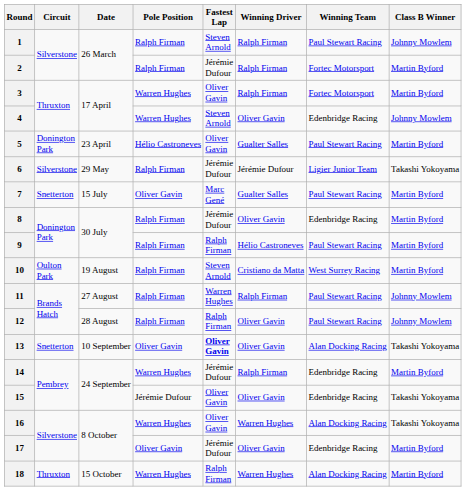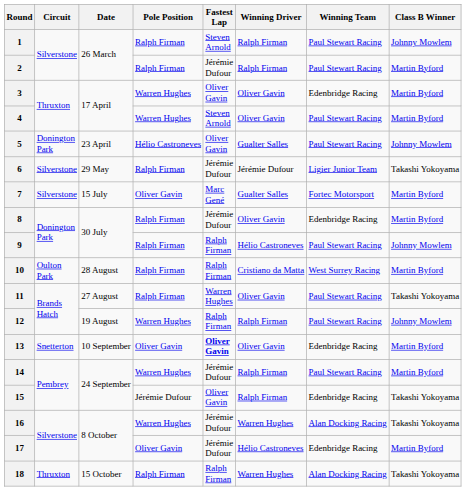(341, 67) Fortec Motorsport -> (345, 67) Paul Stewart Racing
(262, 92) Ralph Firman -> (261, 92) Oliver Gavin
(341, 92) Fortec Motorsport -> (343, 92) Edenbridge Racing
(343, 118) Edenbridge Racing -> (345, 118) Paul Stewart Racing
(421, 118) Johnny Mowlem -> (417, 118) Martin Byford
(417, 143) Martin Byford -> (421, 143) Johnny Mowlem
(55, 194) Snetterton -> (57, 194) Silverstone
(345, 194) Paul Stewart Racing -> (341, 194) Fortec Motorsport
(417, 245) Martin Byford -> (421, 245) Johnny Mowlem
(100, 270) 19 August -> (100, 270) 28 August
(218, 270) Steven Arnold -> (218, 270) Ralph Firman
(262, 295) Ralph Firman -> (261, 295) Oliver Gavin
(421, 295) Johnny Mowlem -> (425, 295) Takashi Yokoyama
(100, 321) 28 August -> (100, 321) 19 August
(160, 321) Ralph Firman -> (163, 321) Warren Hughes
(261, 321) Oliver Gavin -> (262, 321) Ralph Firman
(348, 346) Alan Docking Racing -> (343, 346) Edenbridge Racing
(425, 346) Takashi Yokoyama -> (417, 346) Martin Byford
(343, 371) Edenbridge Racing -> (345, 371) Paul Stewart Racing
(261, 397) Oliver Gavin -> (262, 397) Ralph Firman
(217, 422) Oliver Gavin -> (219, 422) Jérémie Dufour
(261, 448) Oliver Gavin -> (271, 448) Hélio Castroneves
(163, 473) Warren Hughes -> (160, 473) Ralph Firman
(417, 473) Martin Byford -> (425, 473) Takashi Yokoyama
